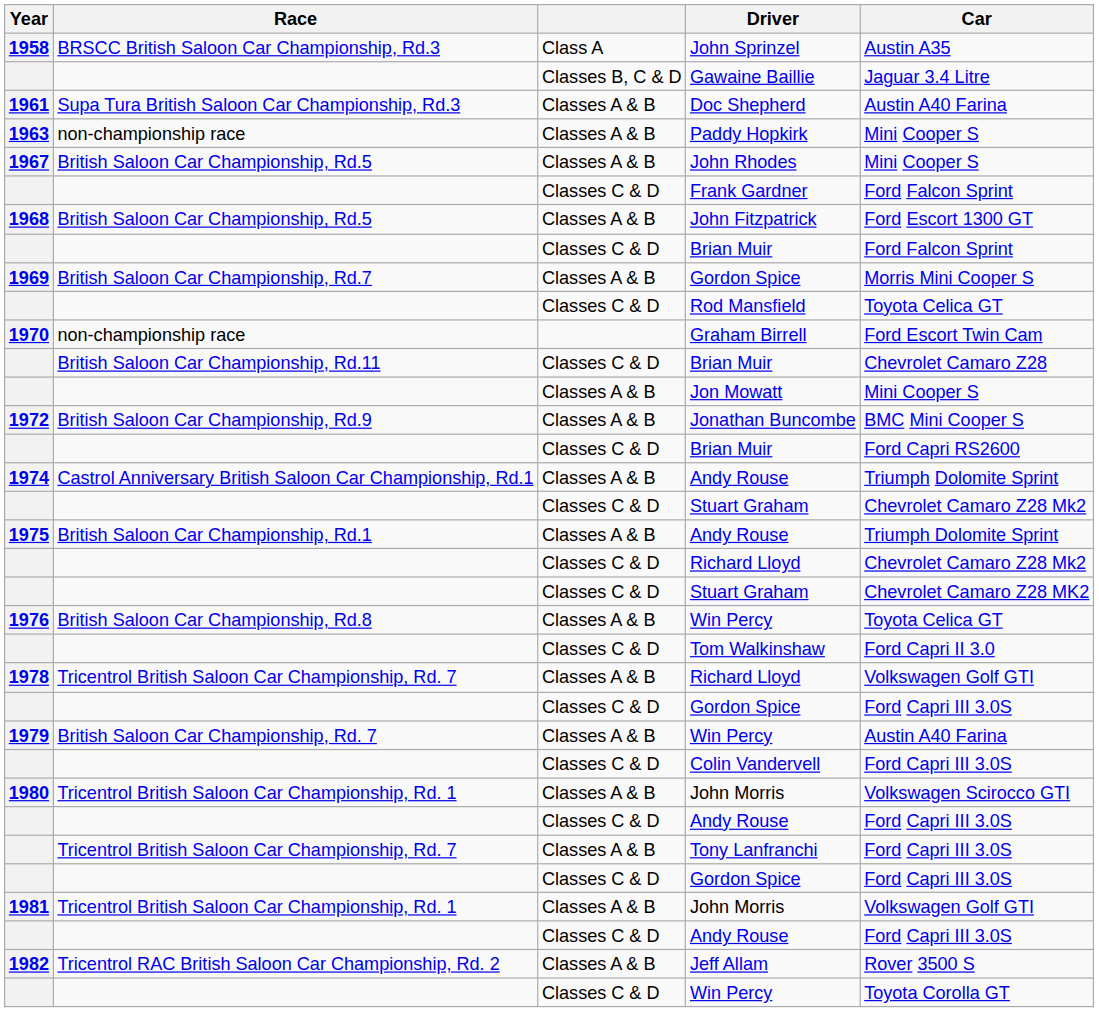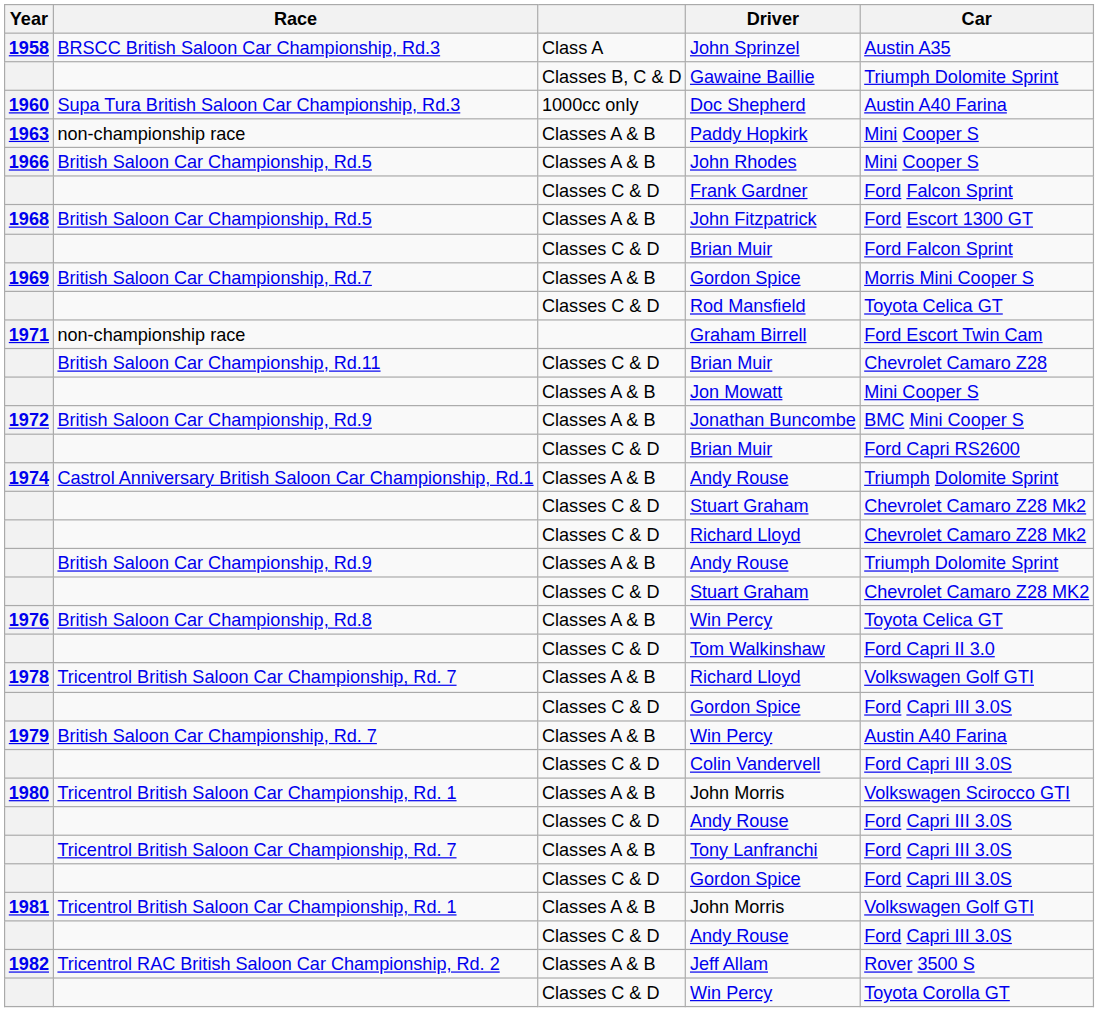(927, 76) Jaguar 3.4 Litre -> (961, 76) Triumph Dolomite Sprint
(29, 105) 1961 -> (29, 105) 1960
(599, 105) Classes A & B -> (590, 105) 1000cc only
(29, 162) 1967 -> (29, 162) 1966
(29, 334) 1970 -> (29, 334) 1971
- row: (215, 535)
+ row: (215, 563)
